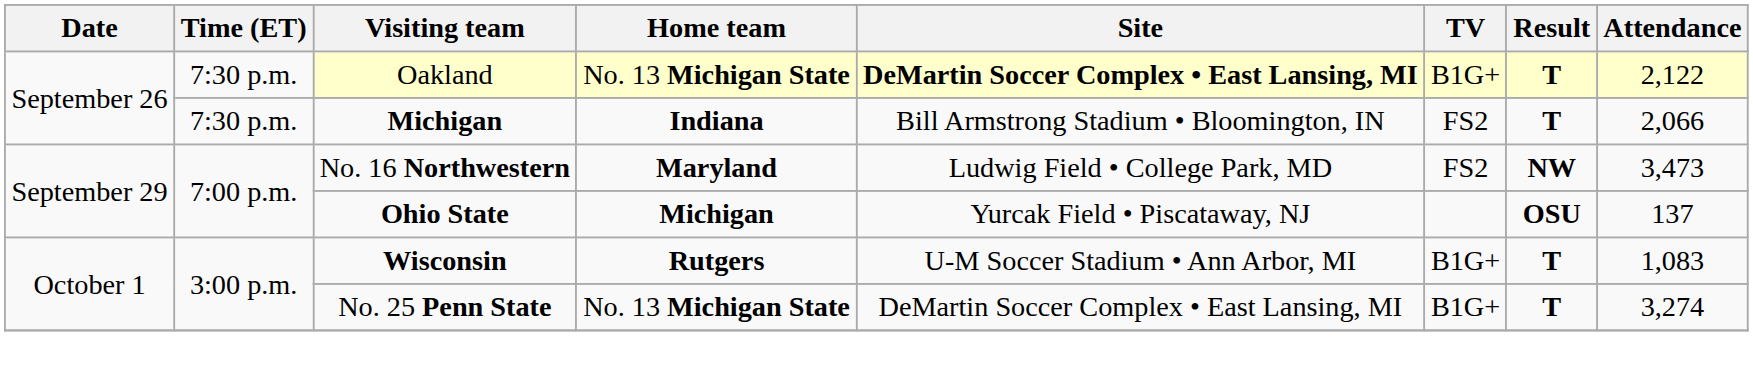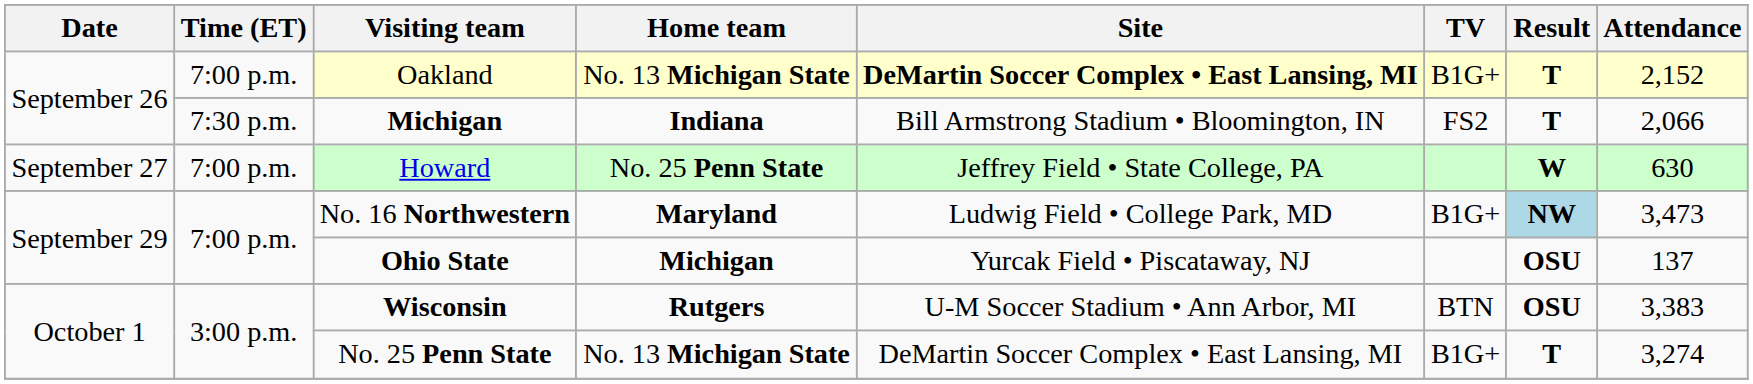(244, 74) 7:30 p.m. -> (244, 74) 7:00 p.m.
(1672, 74) 2,122 -> (1672, 74) 2,152
+ row: (445, 167)
(1466, 167) FS2 -> (1466, 214) B1G+
(1552, 167) no background -> (1552, 214) lightblue background
(1466, 261) B1G+ -> (1466, 307) BTN
(1552, 261) T -> (1552, 307) OSU
(1672, 261) 1,083 -> (1672, 307) 3,383
